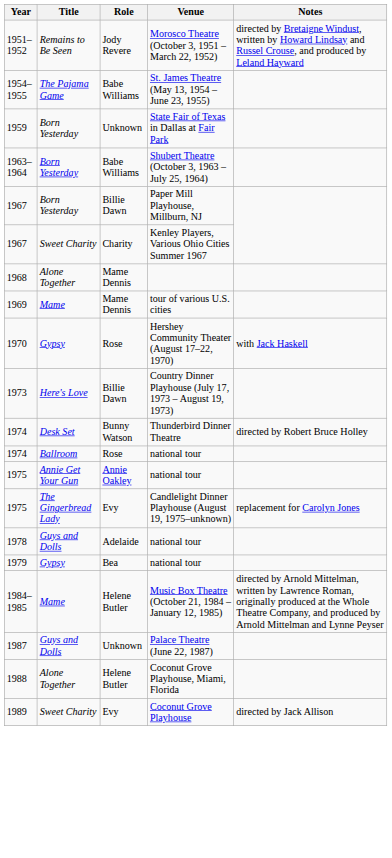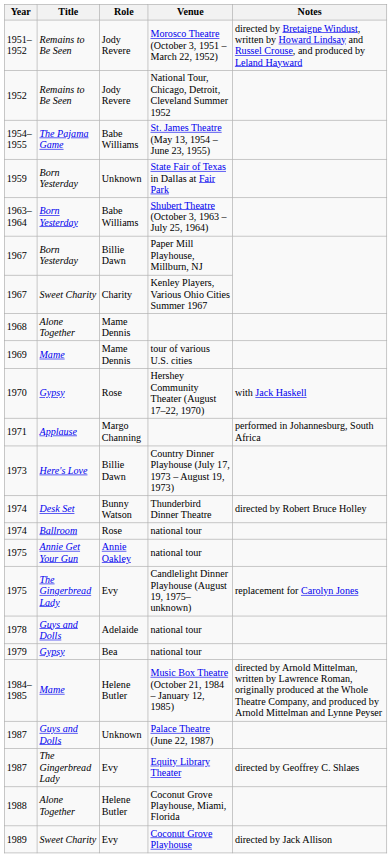+ row: (17, 95)
+ row: (17, 432)
+ row: (17, 767)
